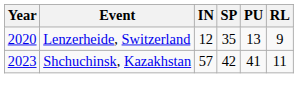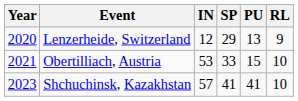(229, 38) 35 -> (229, 38) 29
+ row: (102, 61)
(229, 61) 42 -> (229, 84) 41
(280, 61) 11 -> (280, 84) 10
